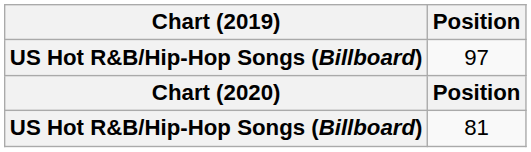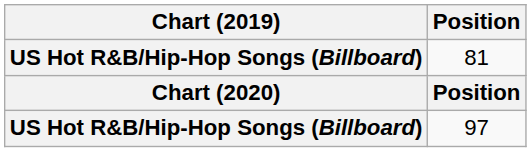rows swapped: (477, 127) <-> (477, 57)
